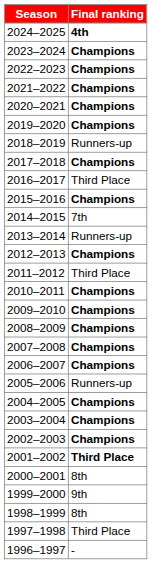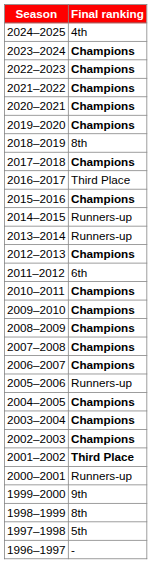(80, 32) bold -> (79, 32) normal
(102, 143) Runners-up -> (79, 143) 8th
(79, 217) 7th -> (102, 217) Runners-up
(101, 272) Third Place -> (79, 272) 6th
(79, 476) 8th -> (102, 476) Runners-up
(101, 531) Third Place -> (79, 531) 5th
